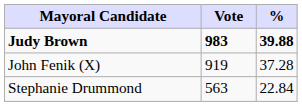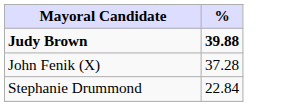- column: (229, 16)
